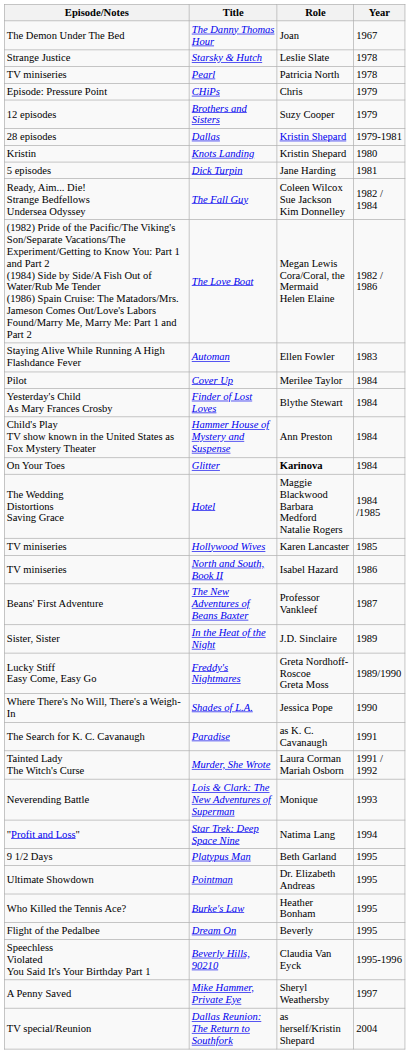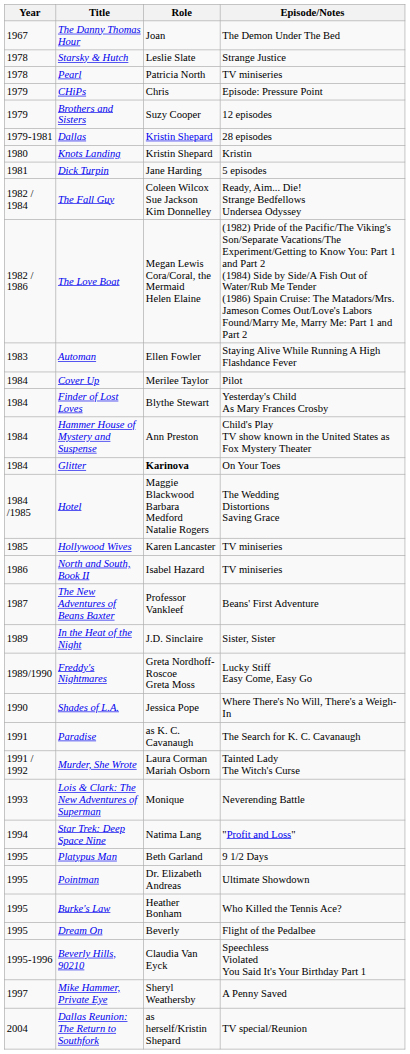columns swapped: (379, 12) <-> (97, 12)
